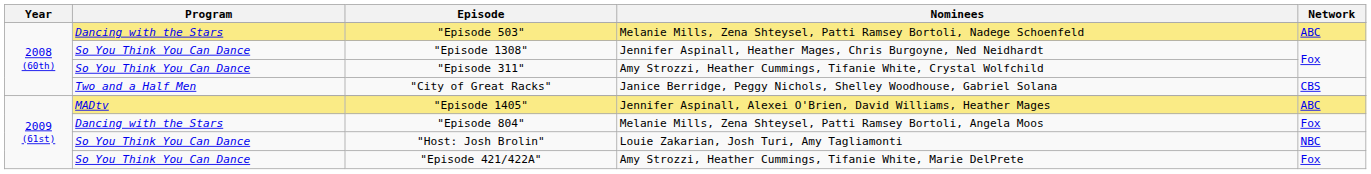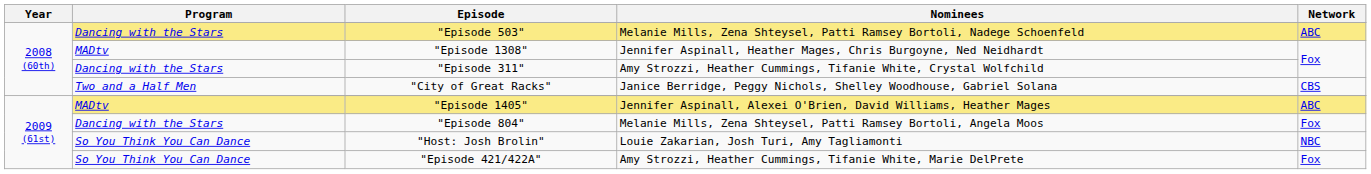(163, 50) So You Think You Can Dance -> (92, 50) MADtv
(163, 68) So You Think You Can Dance -> (149, 68) Dancing with the Stars
